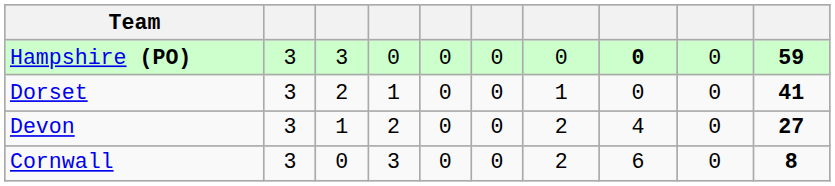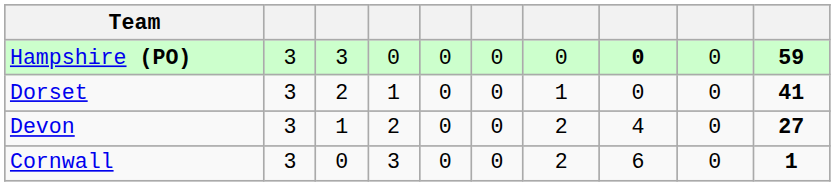(791, 163) 8 -> (791, 163) 1
